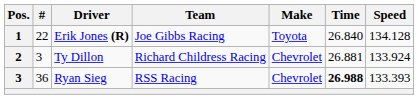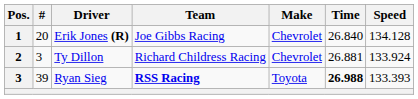(42, 36) 22 -> (42, 36) 20
(289, 36) Toyota -> (297, 36) Chevrolet
(42, 78) 36 -> (42, 78) 39
(166, 78) normal -> (167, 78) bold
(297, 78) Chevrolet -> (289, 78) Toyota
